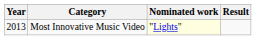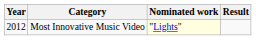(16, 27) 2013 -> (16, 27) 2012
